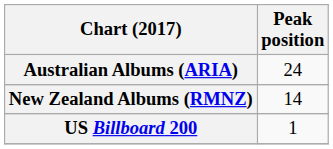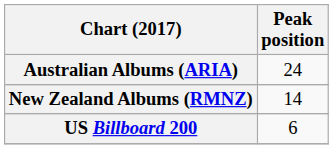(293, 128) 1 -> (293, 128) 6
